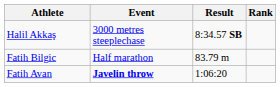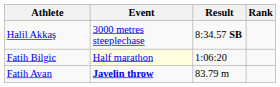(123, 57) no background -> (123, 57) lightyellow background
(212, 57) 83.79 m -> (211, 57) 1:06:20
(211, 73) 1:06:20 -> (212, 73) 83.79 m
